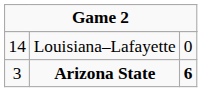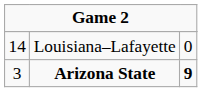(188, 73) 6 -> (188, 73) 9
